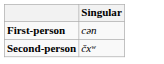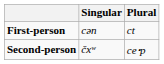+ column: (142, 13)
